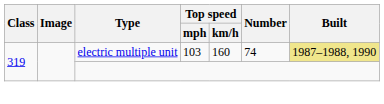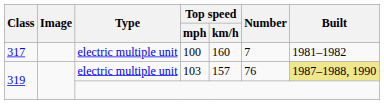+ row: (16, 52)
(221, 52) 160 -> (221, 71) 157
(250, 52) 74 -> (250, 71) 76
